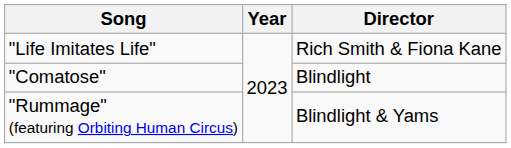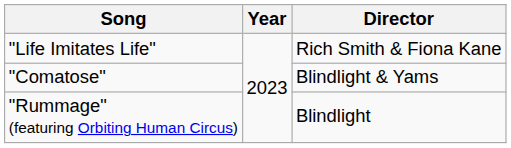(333, 77) Blindlight -> (367, 77) Blindlight & Yams
(367, 116) Blindlight & Yams -> (333, 116) Blindlight
